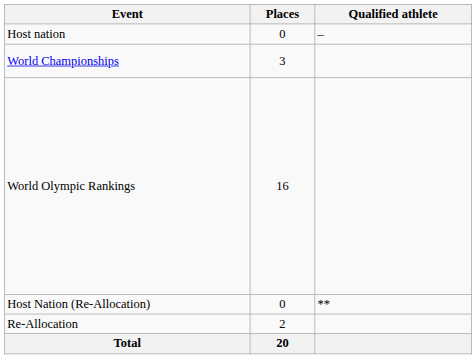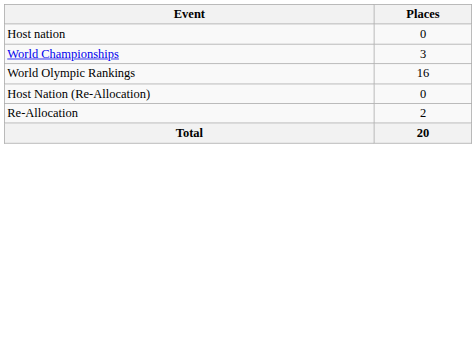- column: (393, 14)
